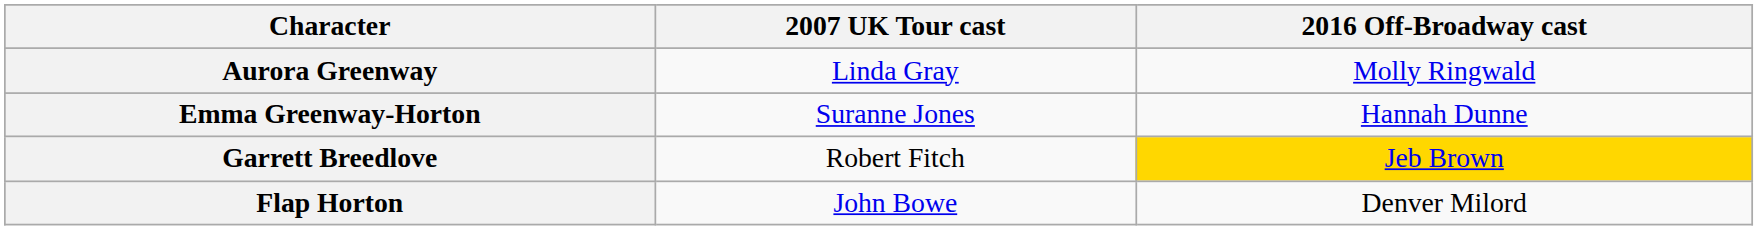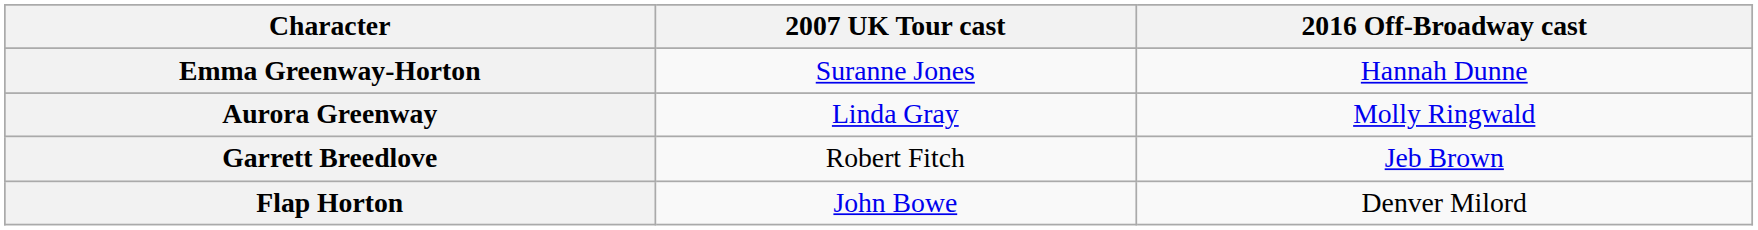rows swapped: (330, 70) <-> (330, 114)
(1444, 158) gold background -> (1444, 158) no background
